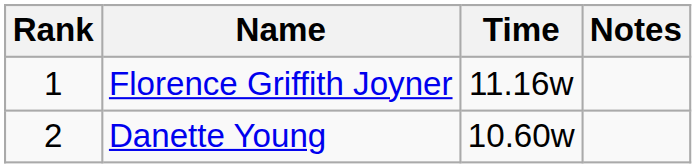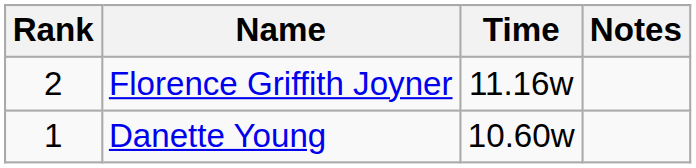(53, 83) 1 -> (53, 83) 2
(53, 135) 2 -> (53, 135) 1
